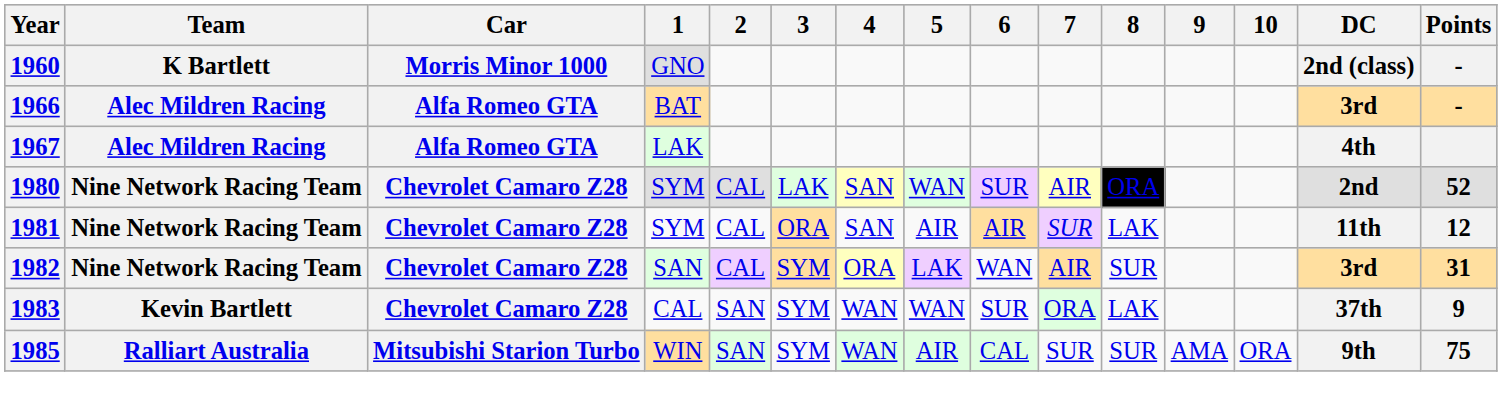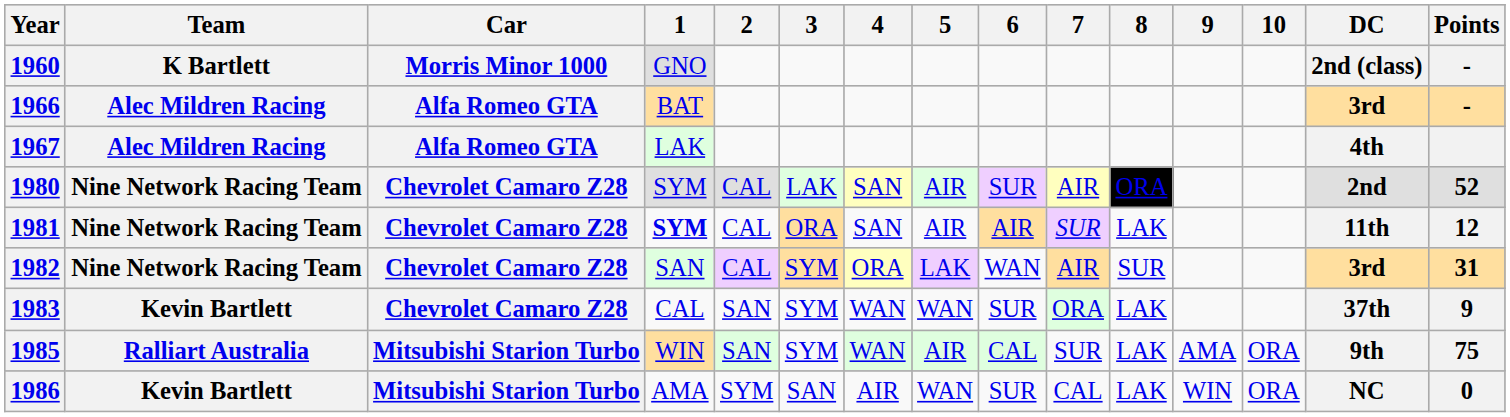(937, 187) WAN -> (945, 187) AIR
(678, 227) normal -> (680, 227) bold
(1133, 349) SUR -> (1141, 349) LAK
+ row: (35, 390)
